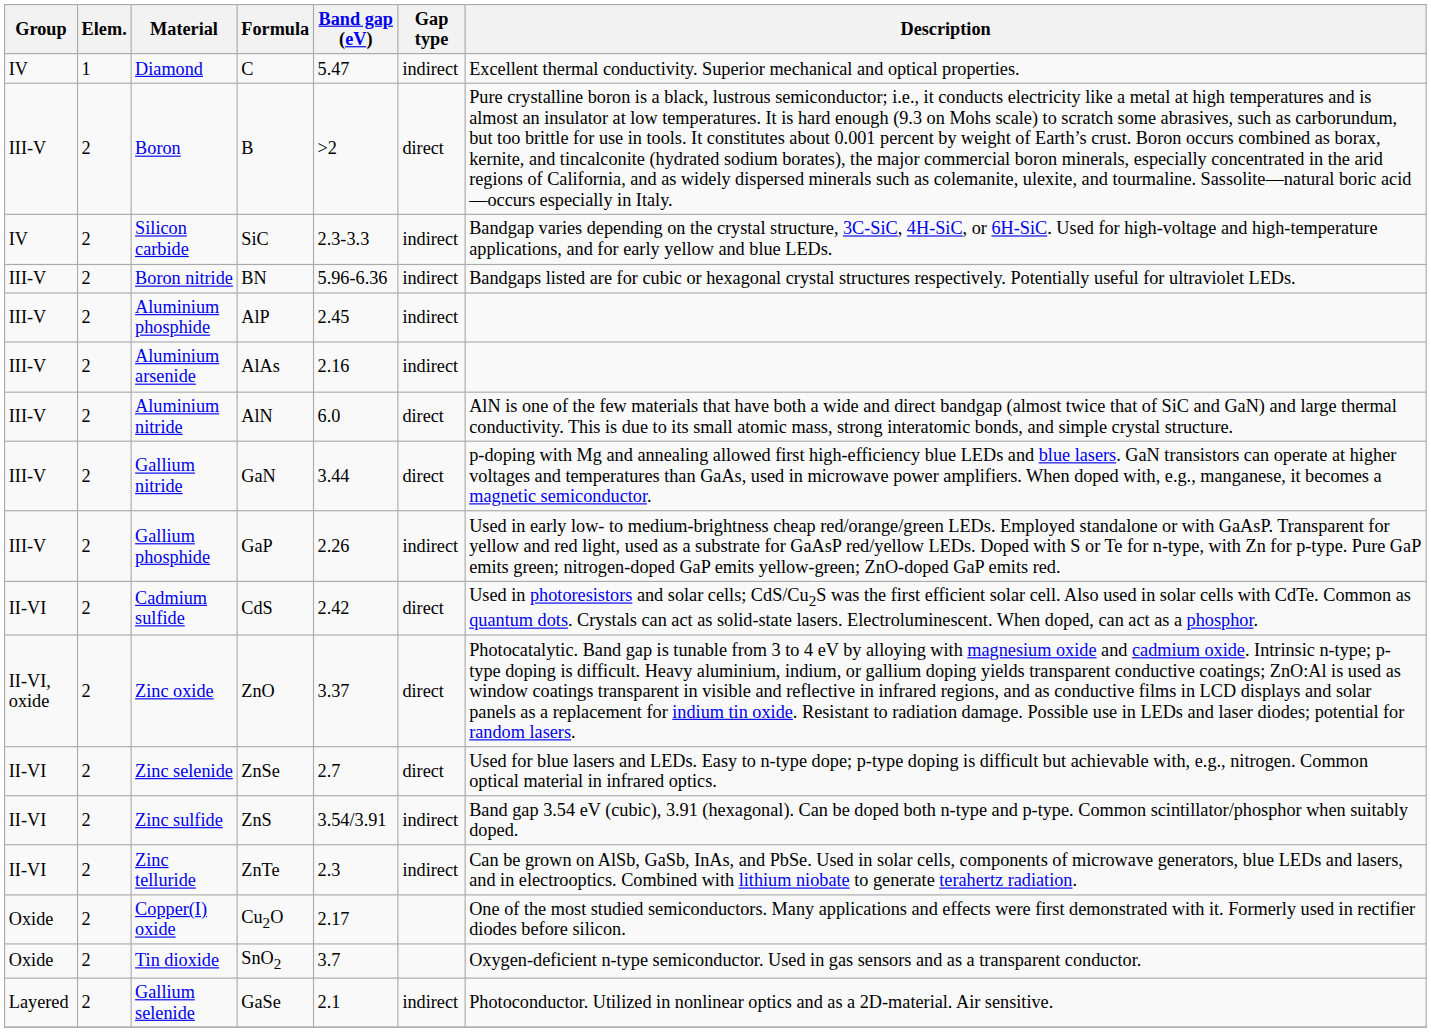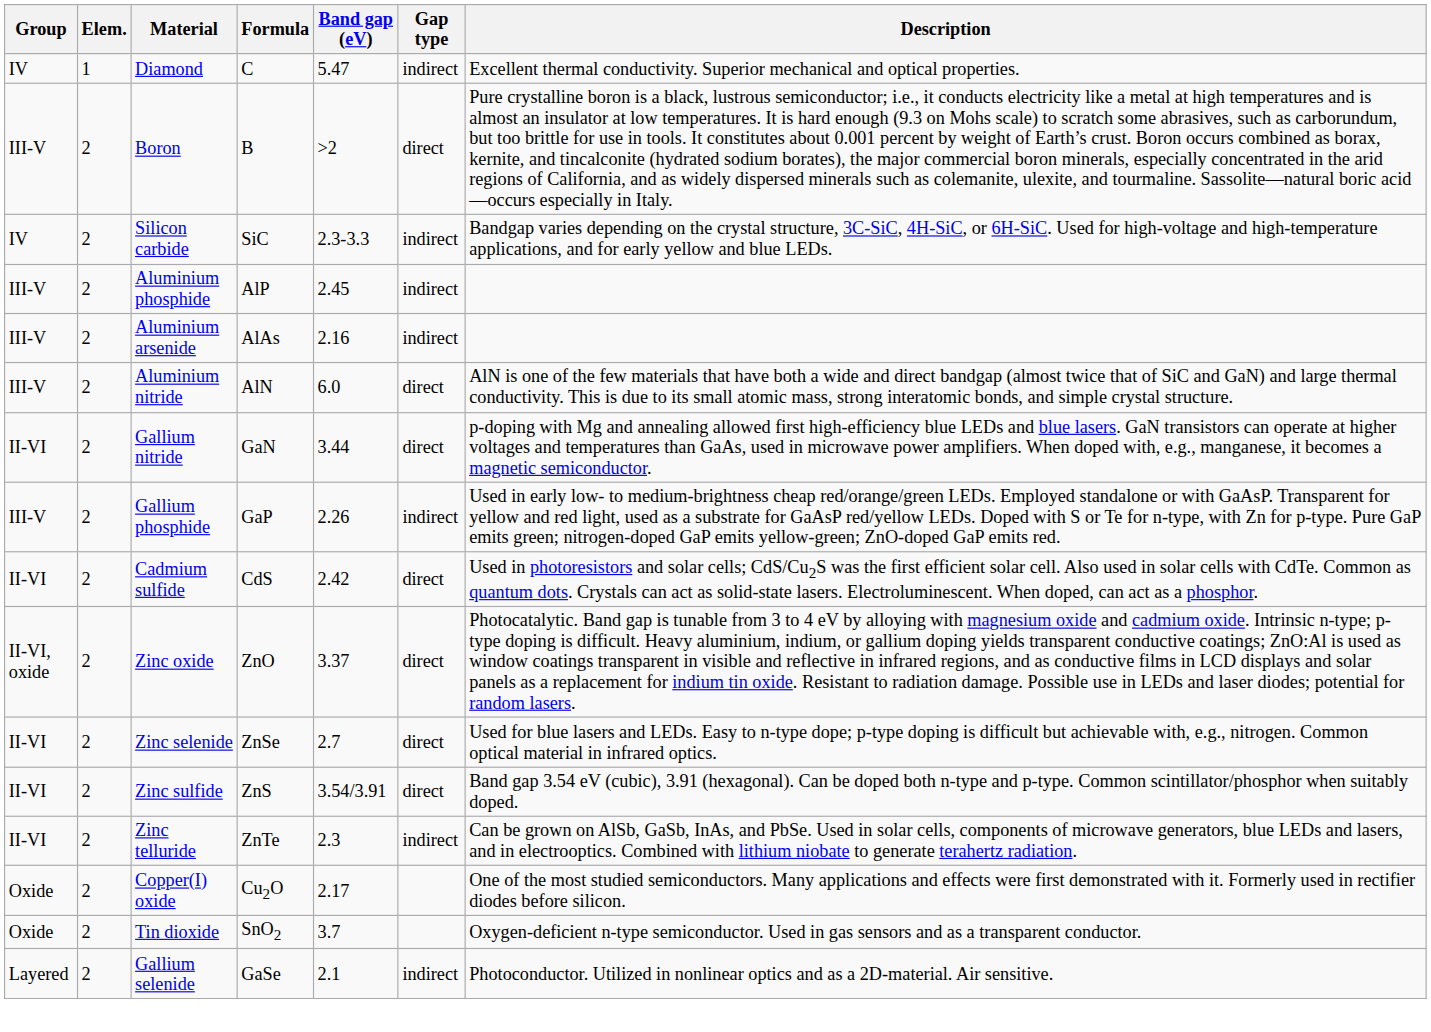- row: (184, 278)
(28, 476) III-V -> (28, 447) II-VI
(430, 820) indirect -> (423, 791) direct
